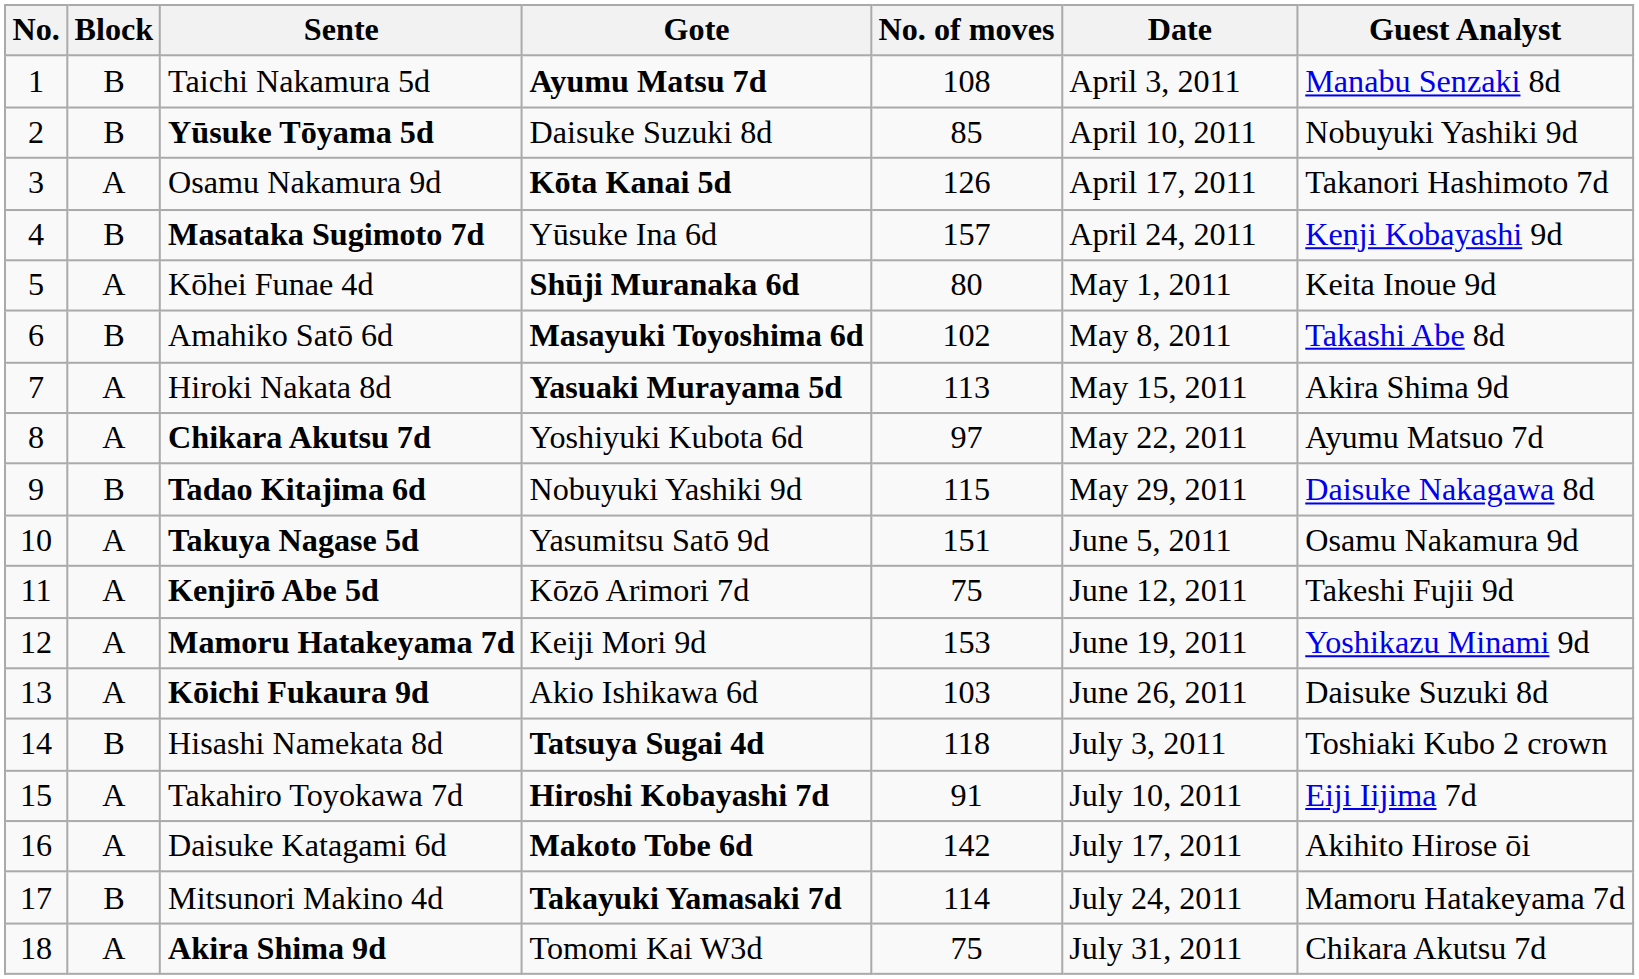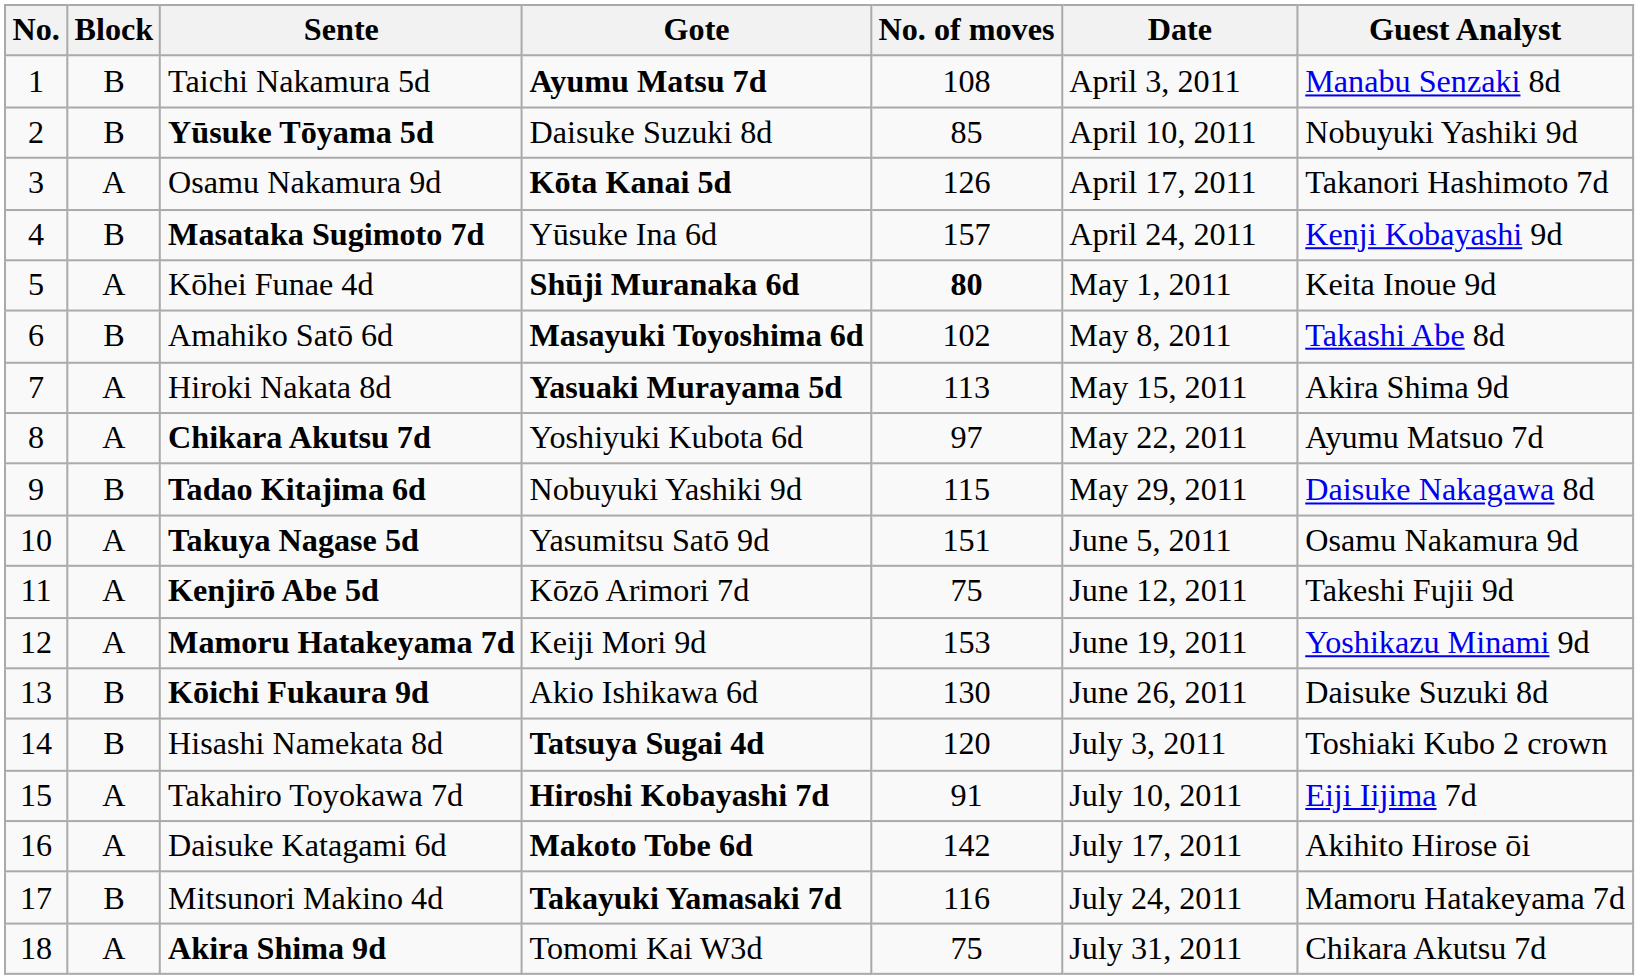(967, 285) normal -> (967, 285) bold
(114, 693) A -> (114, 693) B
(967, 693) 103 -> (967, 693) 130
(967, 744) 118 -> (967, 744) 120
(967, 897) 114 -> (967, 897) 116
